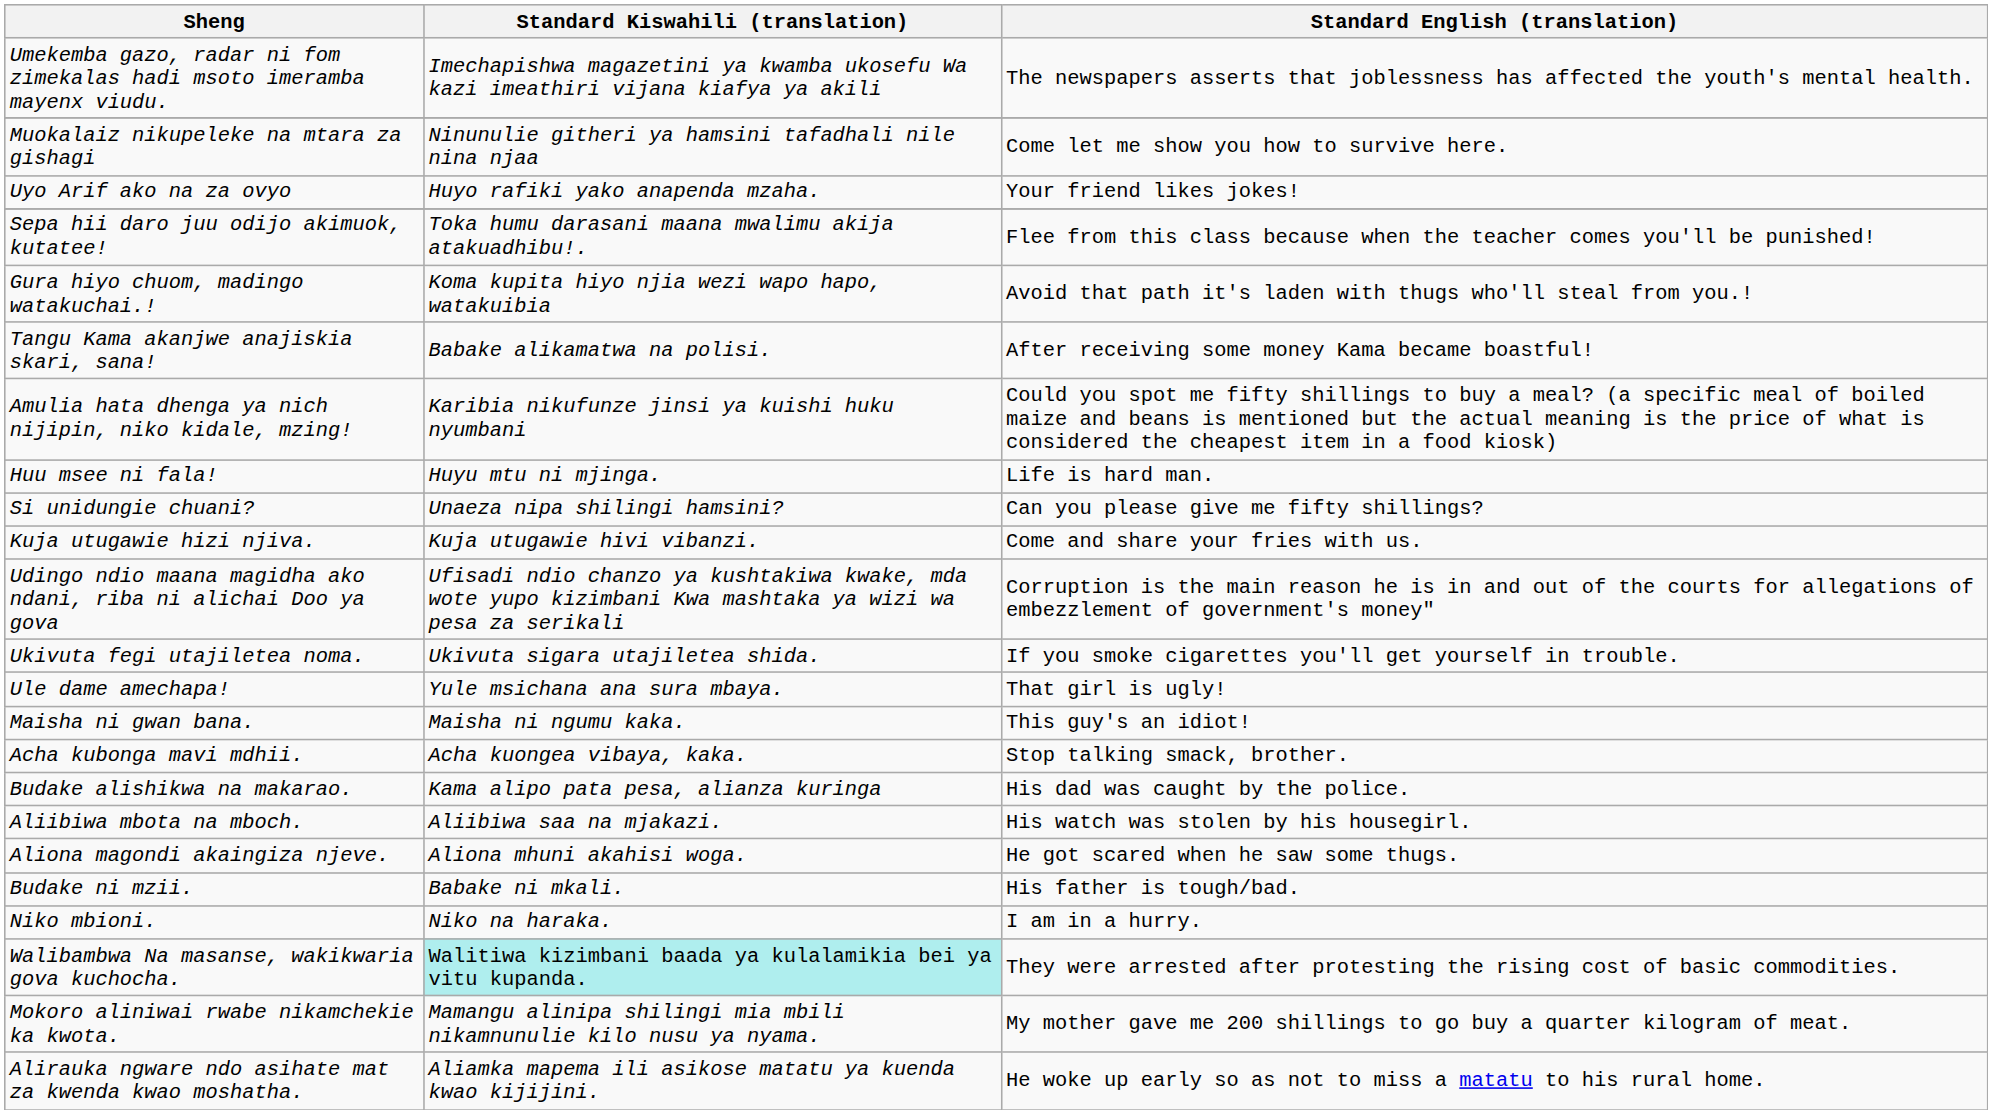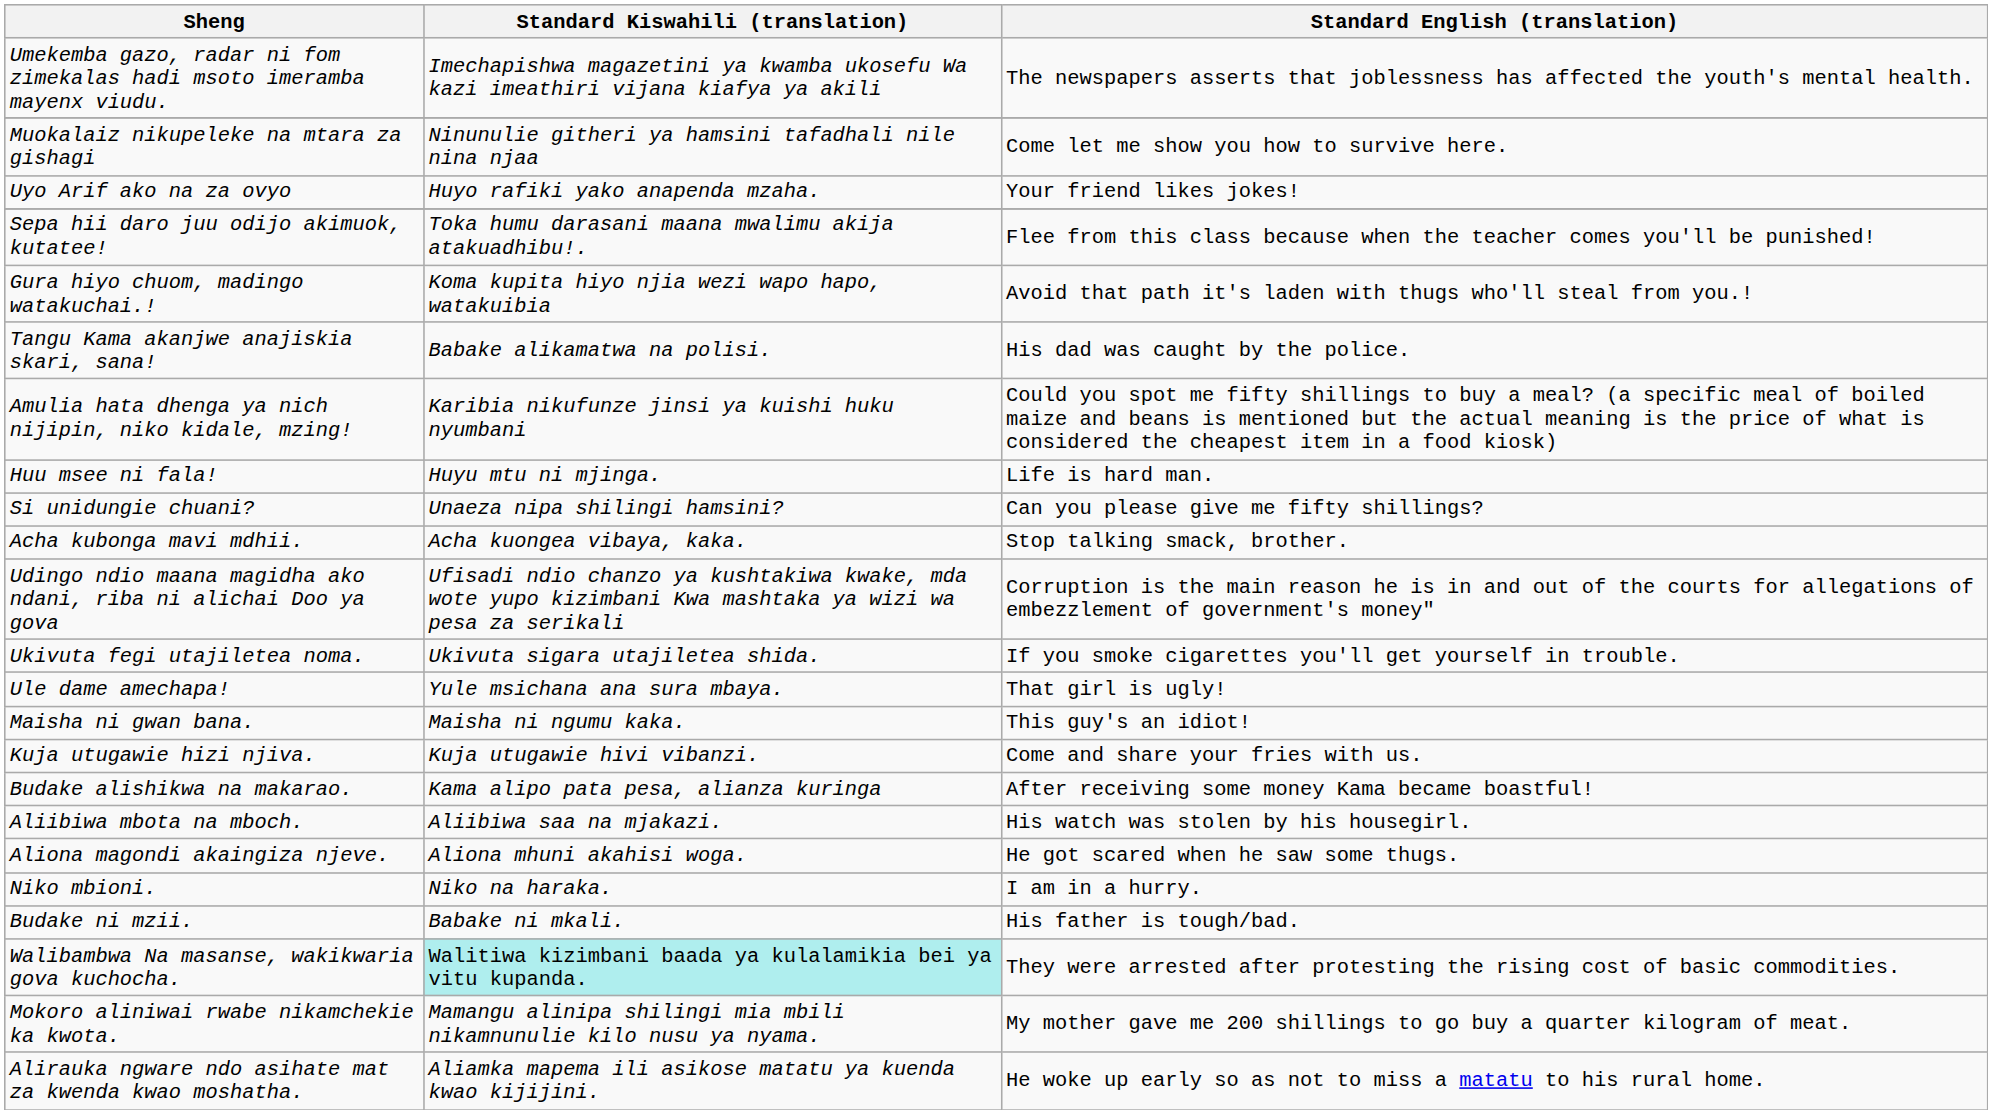(1300, 351) After receiving some money Kama became boastful! -> (1208, 351) His dad was caught by the police.
rows swapped: (157, 756) <-> (163, 542)
(1208, 789) His dad was caught by the police. -> (1300, 789) After receiving some money Kama became boastful!
rows swapped: (83, 922) <-> (102, 889)
